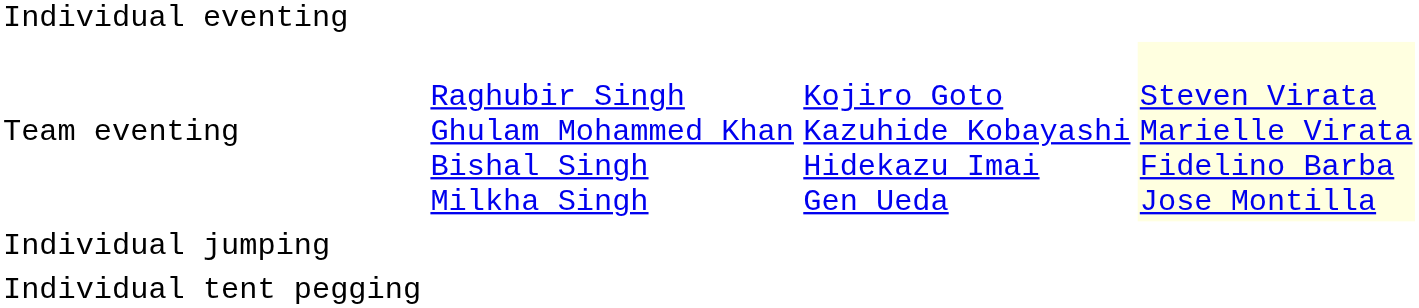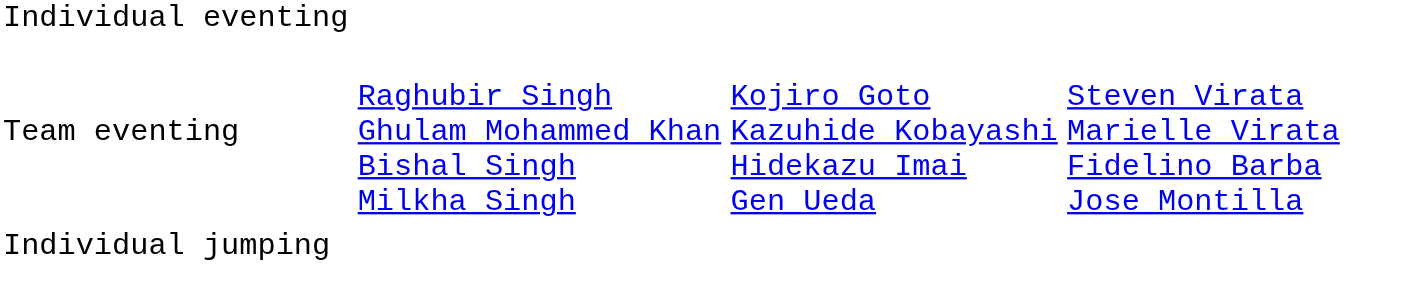(1276, 149) lightyellow background -> (1203, 149) no background
- row: (212, 290)
